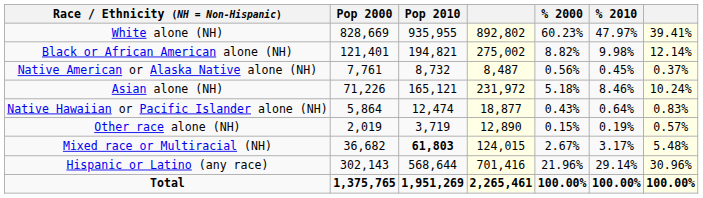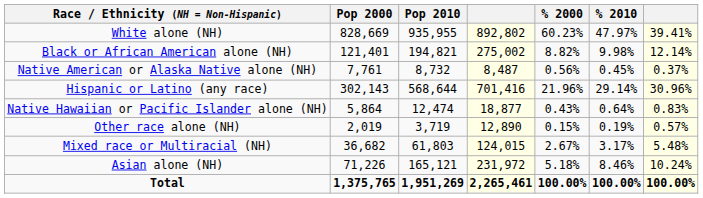rows swapped: (167, 89) <-> (167, 165)
(433, 146) bold -> (433, 146) normal
